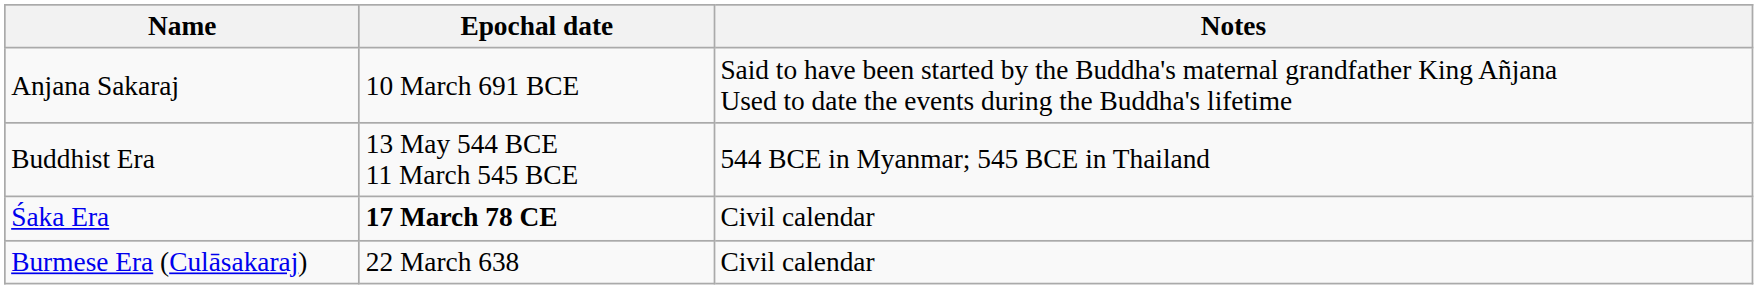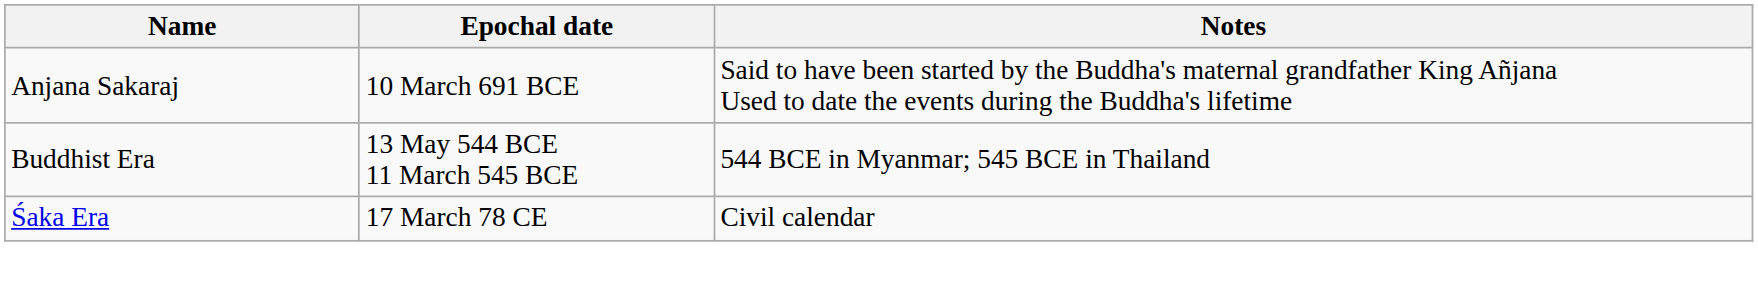(462, 217) bold -> (457, 217) normal
- row: (159, 261)
